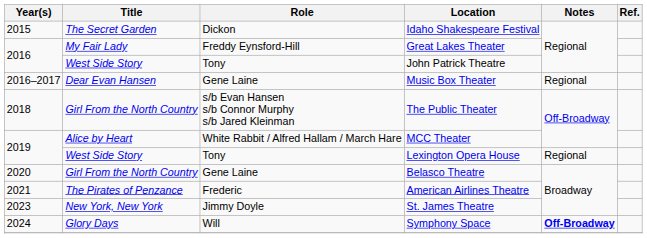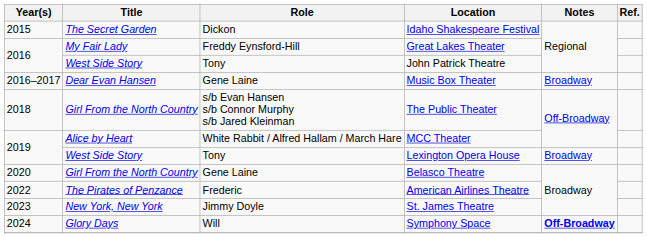(566, 81) Regional -> (568, 81) Broadway
(566, 156) Regional -> (568, 156) Broadway
(19, 190) 2021 -> (19, 190) 2022
